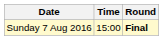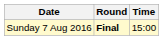columns swapped: (108, 12) <-> (141, 12)
